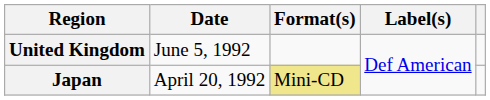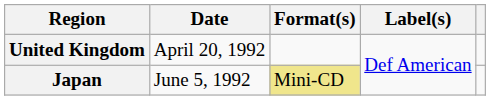(202, 49) June 5, 1992 -> (210, 49) April 20, 1992
(210, 79) April 20, 1992 -> (202, 79) June 5, 1992
